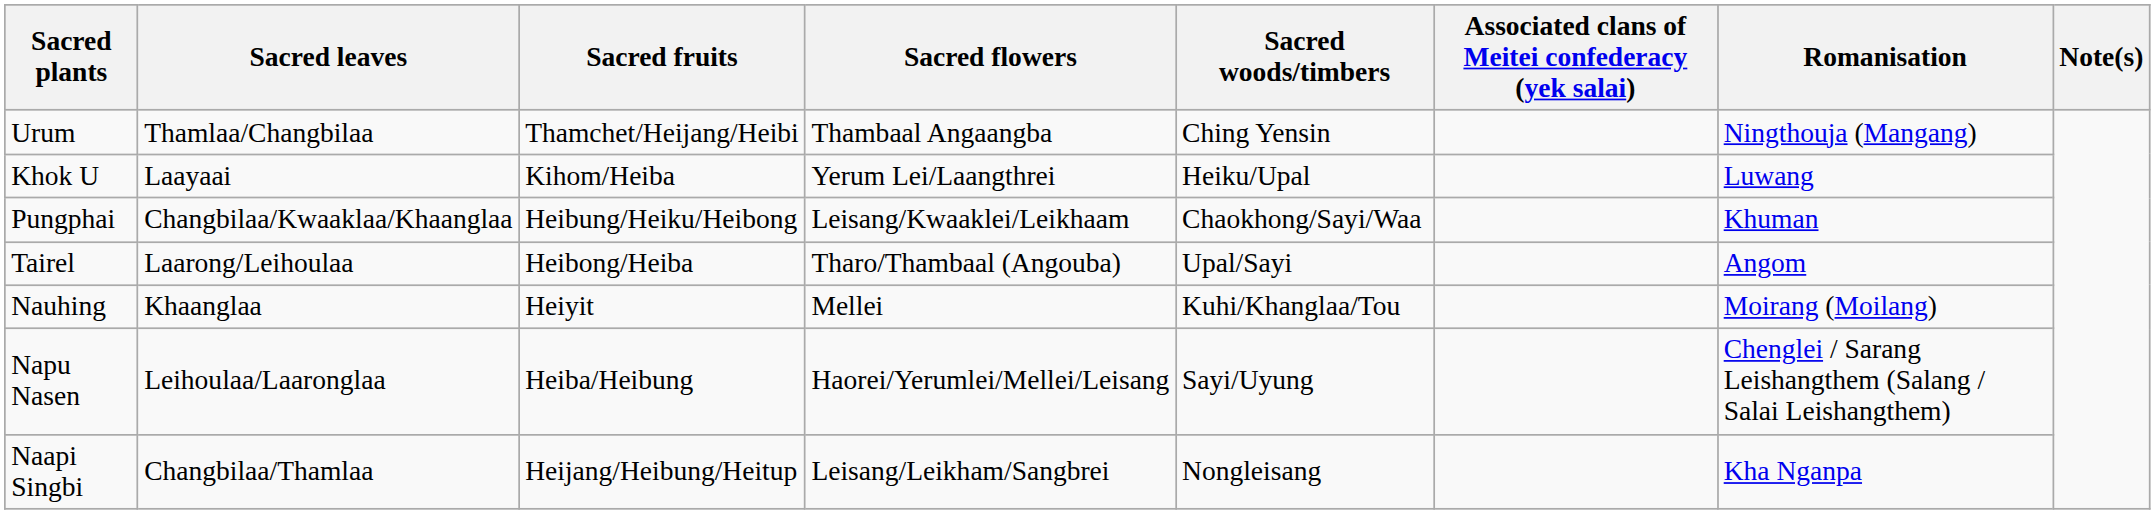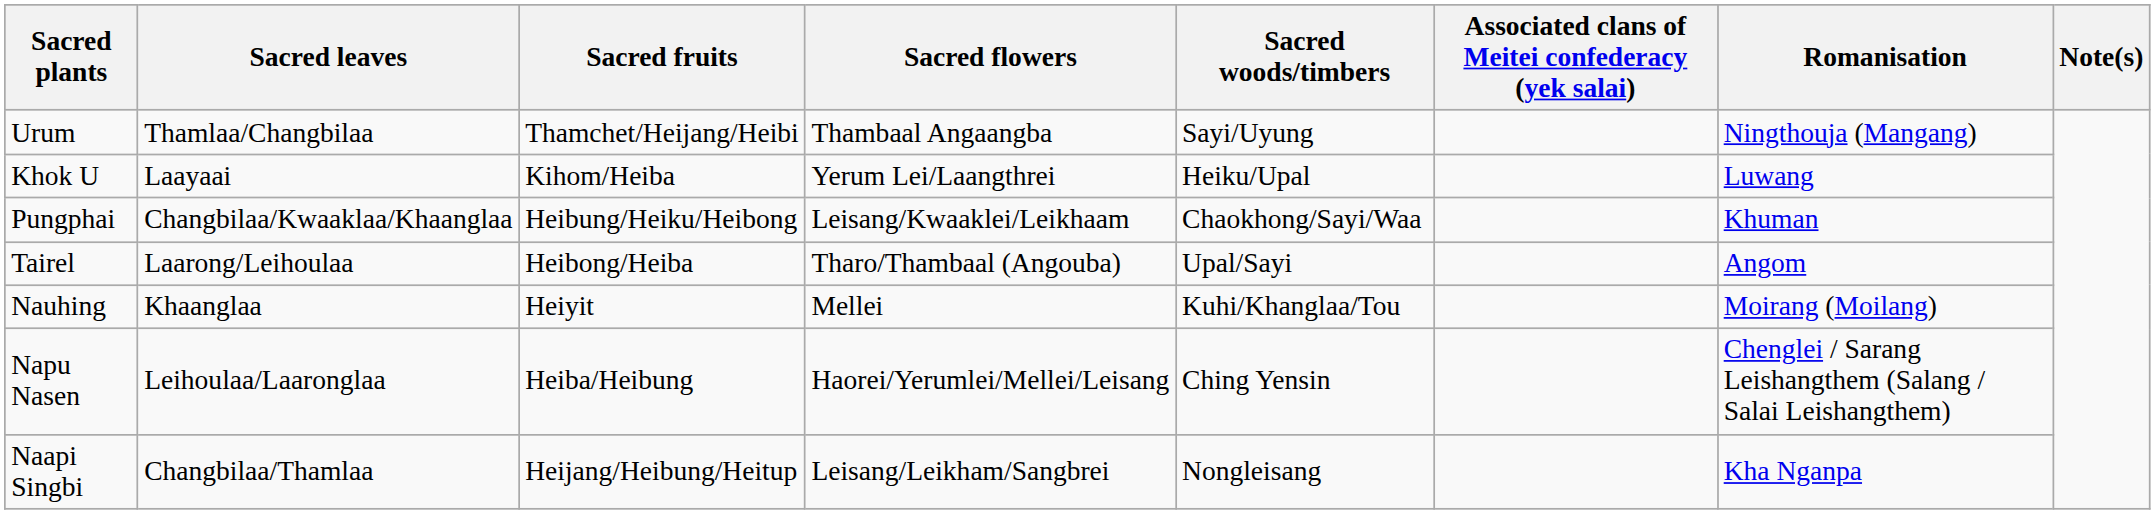(1256, 131) Ching Yensin -> (1248, 131) Sayi/Uyung
(1248, 381) Sayi/Uyung -> (1256, 381) Ching Yensin
